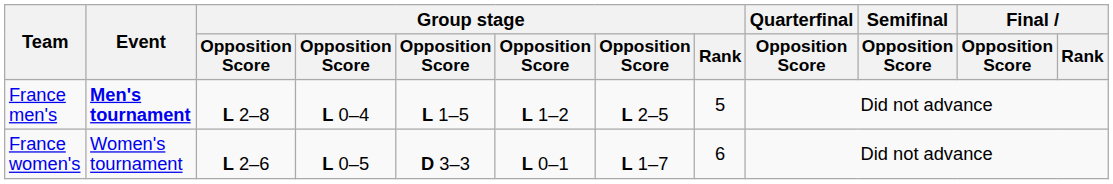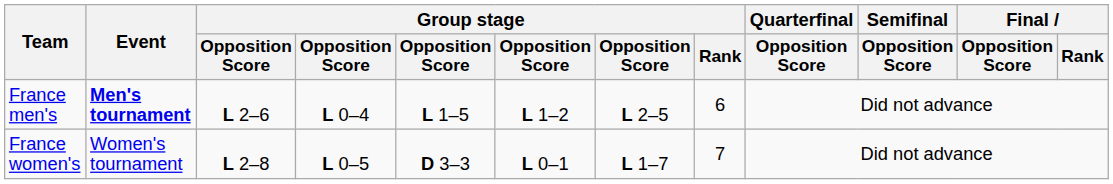(246, 115) L 2–8 -> (246, 115) L 2–6
(720, 105) 5 -> (720, 105) 6
(246, 164) L 2–6 -> (246, 164) L 2–8
(720, 154) 6 -> (720, 154) 7
